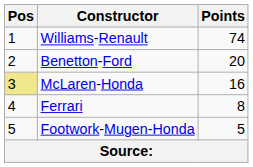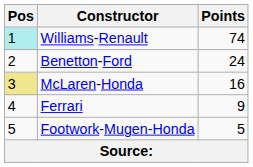(12, 39) no background -> (12, 39) paleturquoise background
(237, 61) 20 -> (237, 61) 24
(241, 106) 8 -> (241, 106) 9
